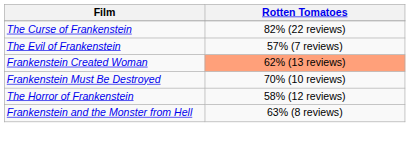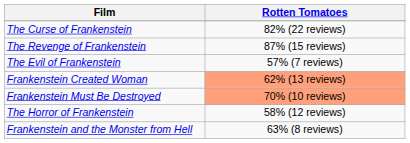+ row: (76, 46)
(305, 79) no background -> (305, 96) lightsalmon background
